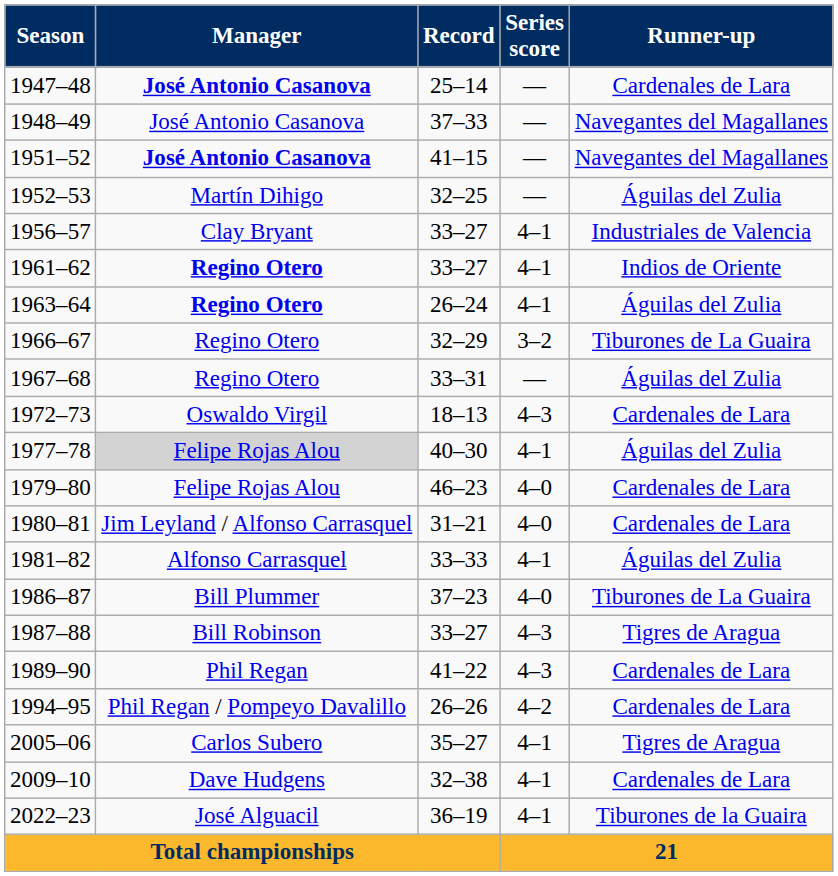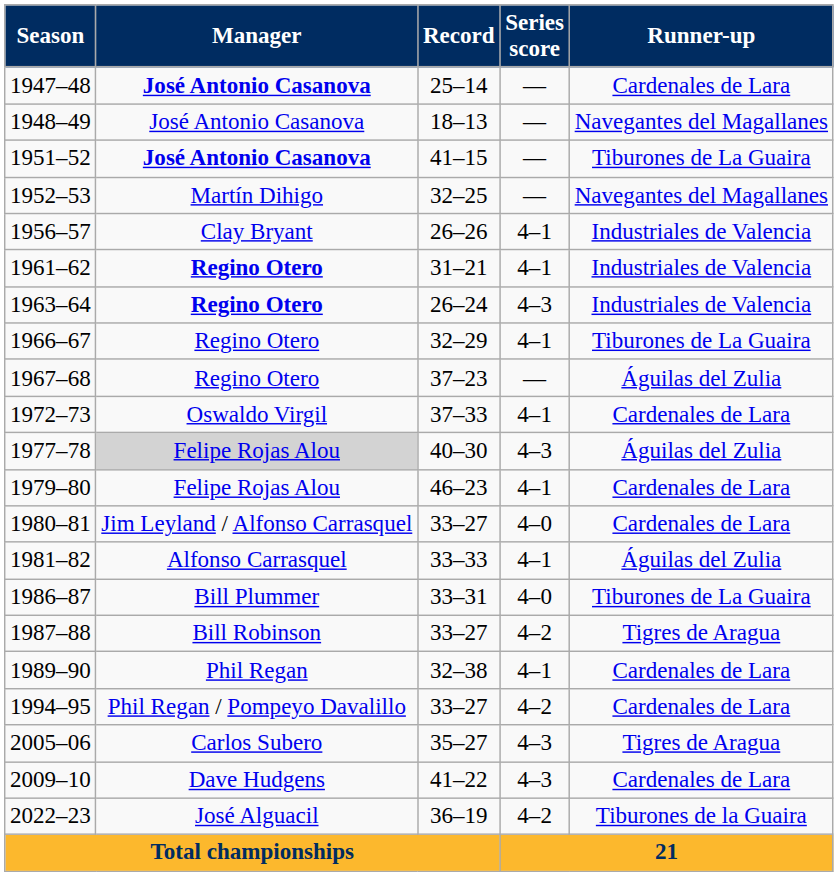(459, 121) 37–33 -> (459, 121) 18–13
(701, 158) Navegantes del Magallanes -> (701, 158) Tiburones de La Guaira
(701, 194) Águilas del Zulia -> (701, 194) Navegantes del Magallanes
(459, 231) 33–27 -> (459, 231) 26–26
(459, 267) 33–27 -> (459, 267) 31–21
(701, 267) Indios de Oriente -> (701, 267) Industriales de Valencia
(535, 304) 4–1 -> (535, 304) 4–3
(701, 304) Águilas del Zulia -> (701, 304) Industriales de Valencia
(535, 341) 3–2 -> (535, 341) 4–1
(459, 377) 33–31 -> (459, 377) 37–23
(459, 414) 18–13 -> (459, 414) 37–33
(535, 414) 4–3 -> (535, 414) 4–1
(535, 450) 4–1 -> (535, 450) 4–3
(535, 487) 4–0 -> (535, 487) 4–1
(459, 523) 31–21 -> (459, 523) 33–27
(459, 596) 37–23 -> (459, 596) 33–31
(535, 633) 4–3 -> (535, 633) 4–2
(459, 669) 41–22 -> (459, 669) 32–38
(535, 669) 4–3 -> (535, 669) 4–1
(459, 706) 26–26 -> (459, 706) 33–27
(535, 742) 4–1 -> (535, 742) 4–3
(459, 779) 32–38 -> (459, 779) 41–22
(535, 779) 4–1 -> (535, 779) 4–3
(535, 816) 4–1 -> (535, 816) 4–2
